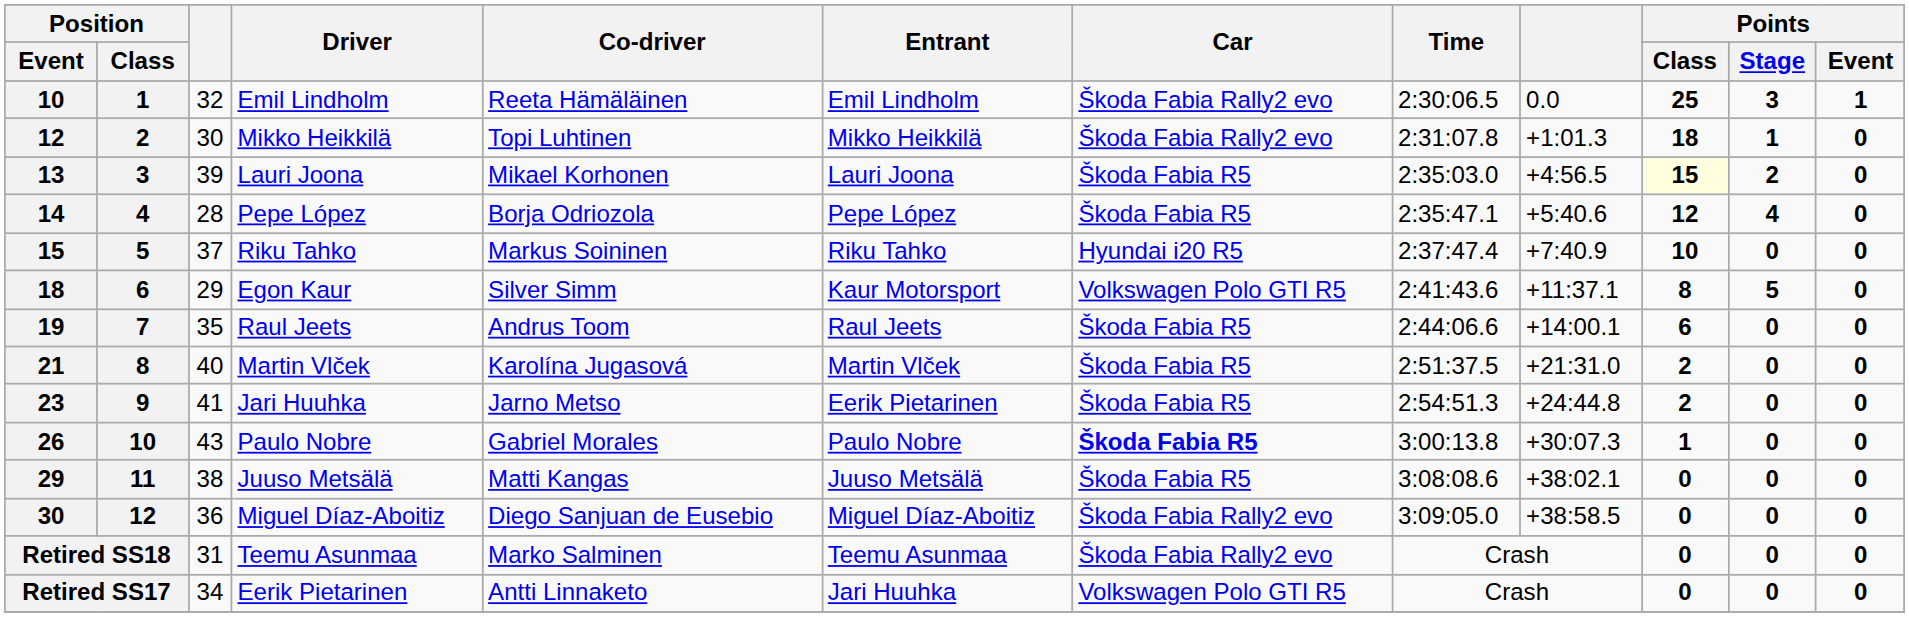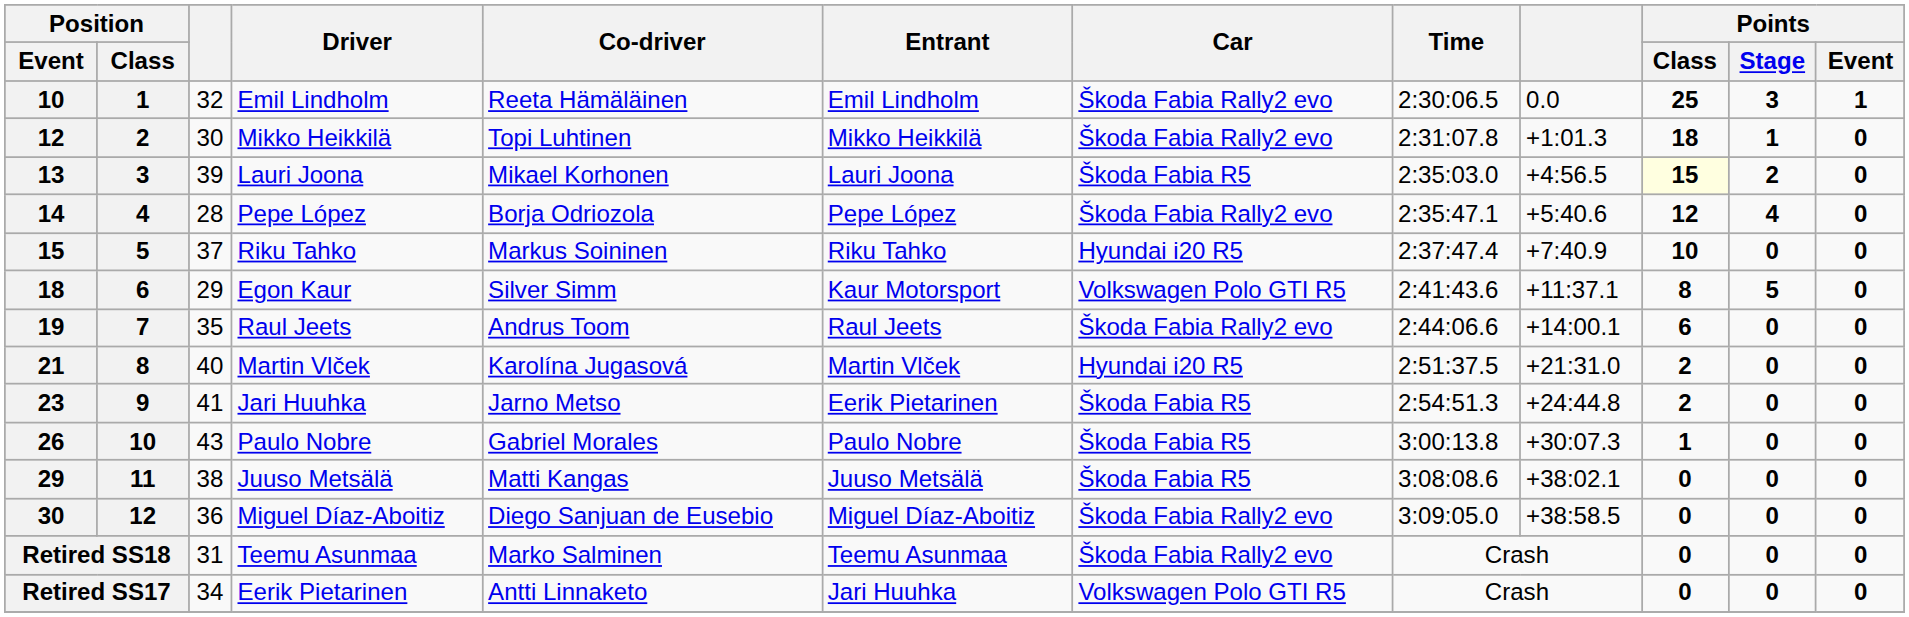(1165, 213) Škoda Fabia R5 -> (1205, 213) Škoda Fabia Rally2 evo
(1165, 327) Škoda Fabia R5 -> (1205, 327) Škoda Fabia Rally2 evo
(1165, 365) Škoda Fabia R5 -> (1161, 365) Hyundai i20 R5
(1168, 441) bold -> (1165, 441) normal
